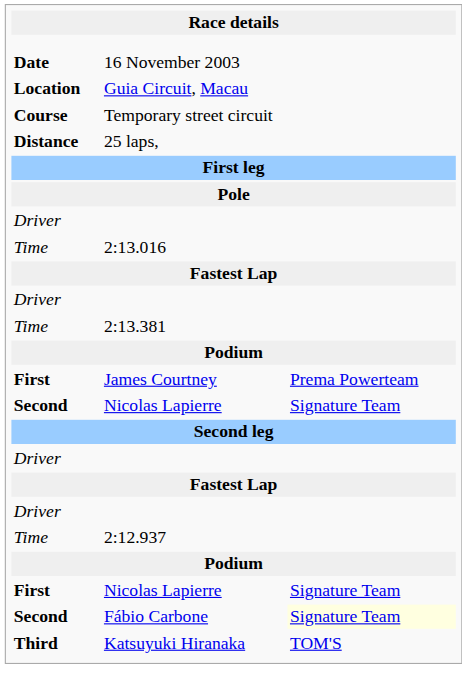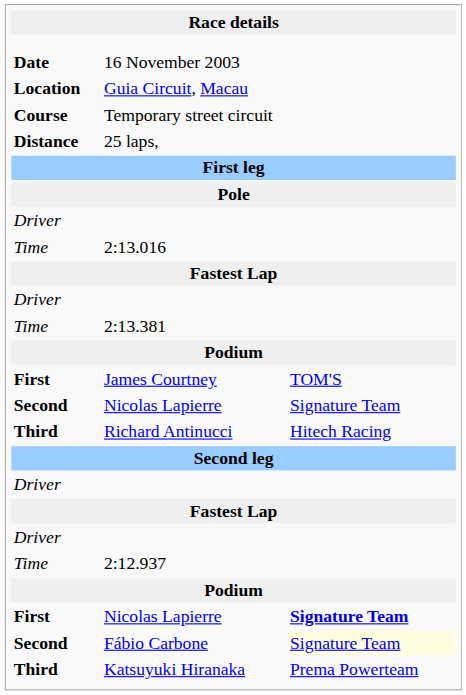(354, 379) Prema Powerteam -> (316, 379) TOM'S
+ row: (36, 432)
(345, 590) normal -> (349, 616) bold
(316, 643) TOM'S -> (354, 669) Prema Powerteam
